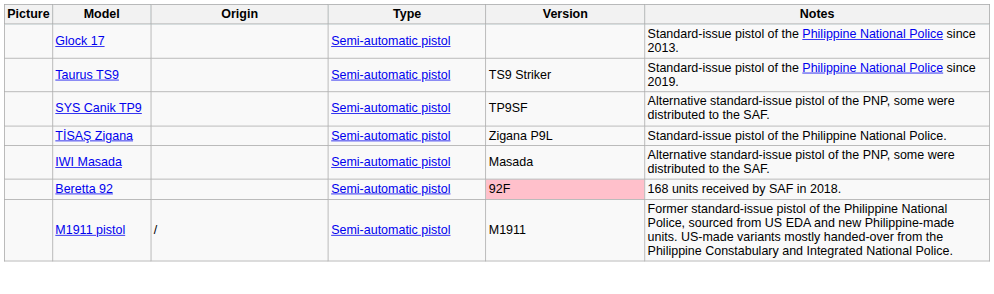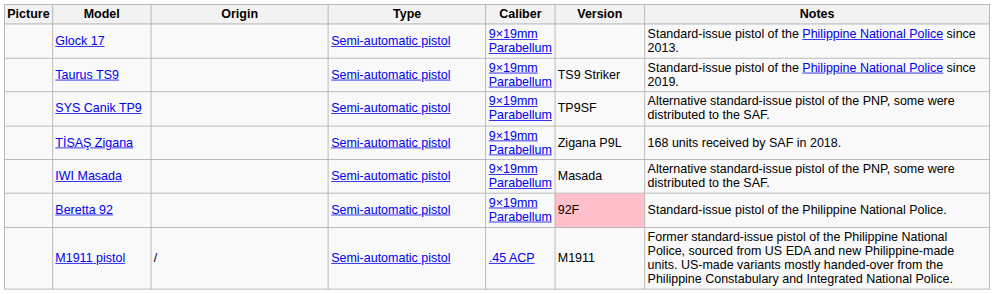+ column: (520, 14)
(797, 135) Standard-issue pistol of the Philippine National Police. -> (744, 142) 168 units received by SAF in 2018.
(744, 189) 168 units received by SAF in 2018. -> (797, 210) Standard-issue pistol of the Philippine National Police.
